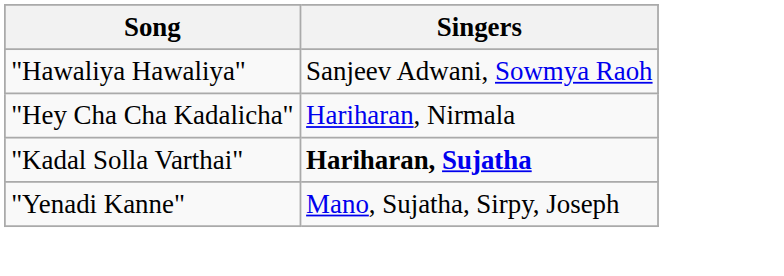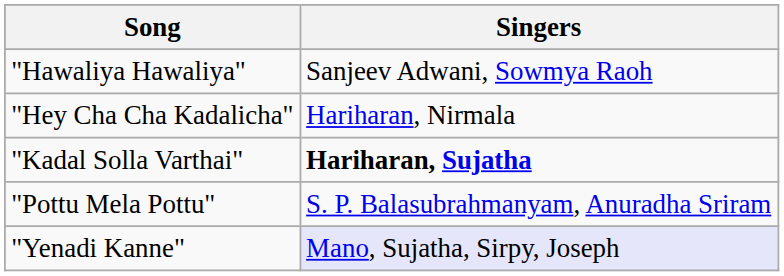+ row: (113, 204)
(463, 204) no background -> (463, 248) lavender background
